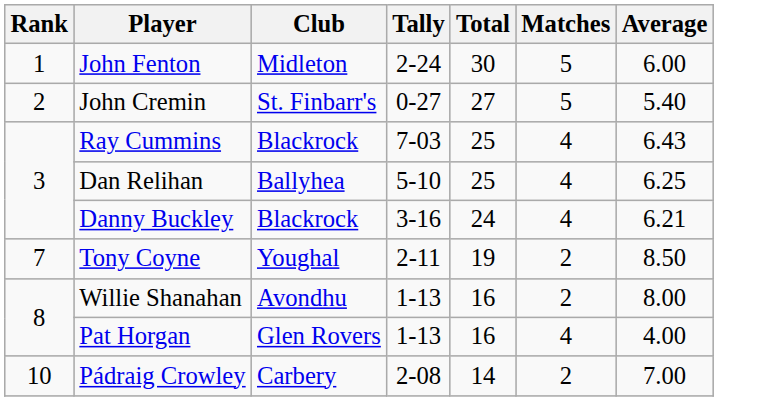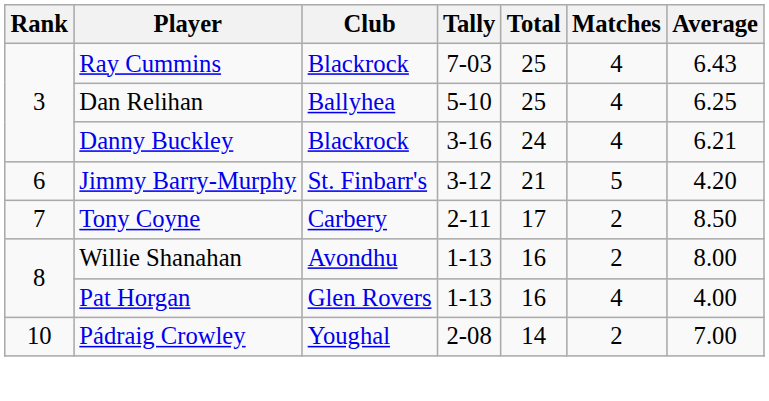- row: (140, 63)
- row: (143, 102)
+ row: (188, 180)
(298, 258) Youghal -> (347, 219) Carbery
(483, 258) 19 -> (534, 219) 17
(297, 375) Carbery -> (349, 336) Youghal
